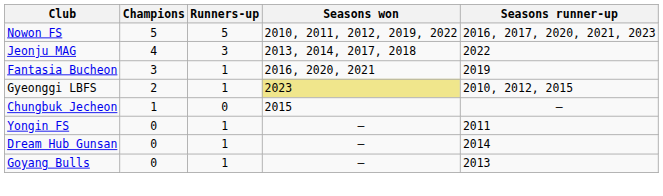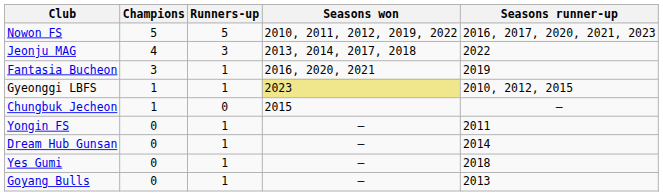(154, 88) 2 -> (154, 88) 1
+ row: (35, 163)
